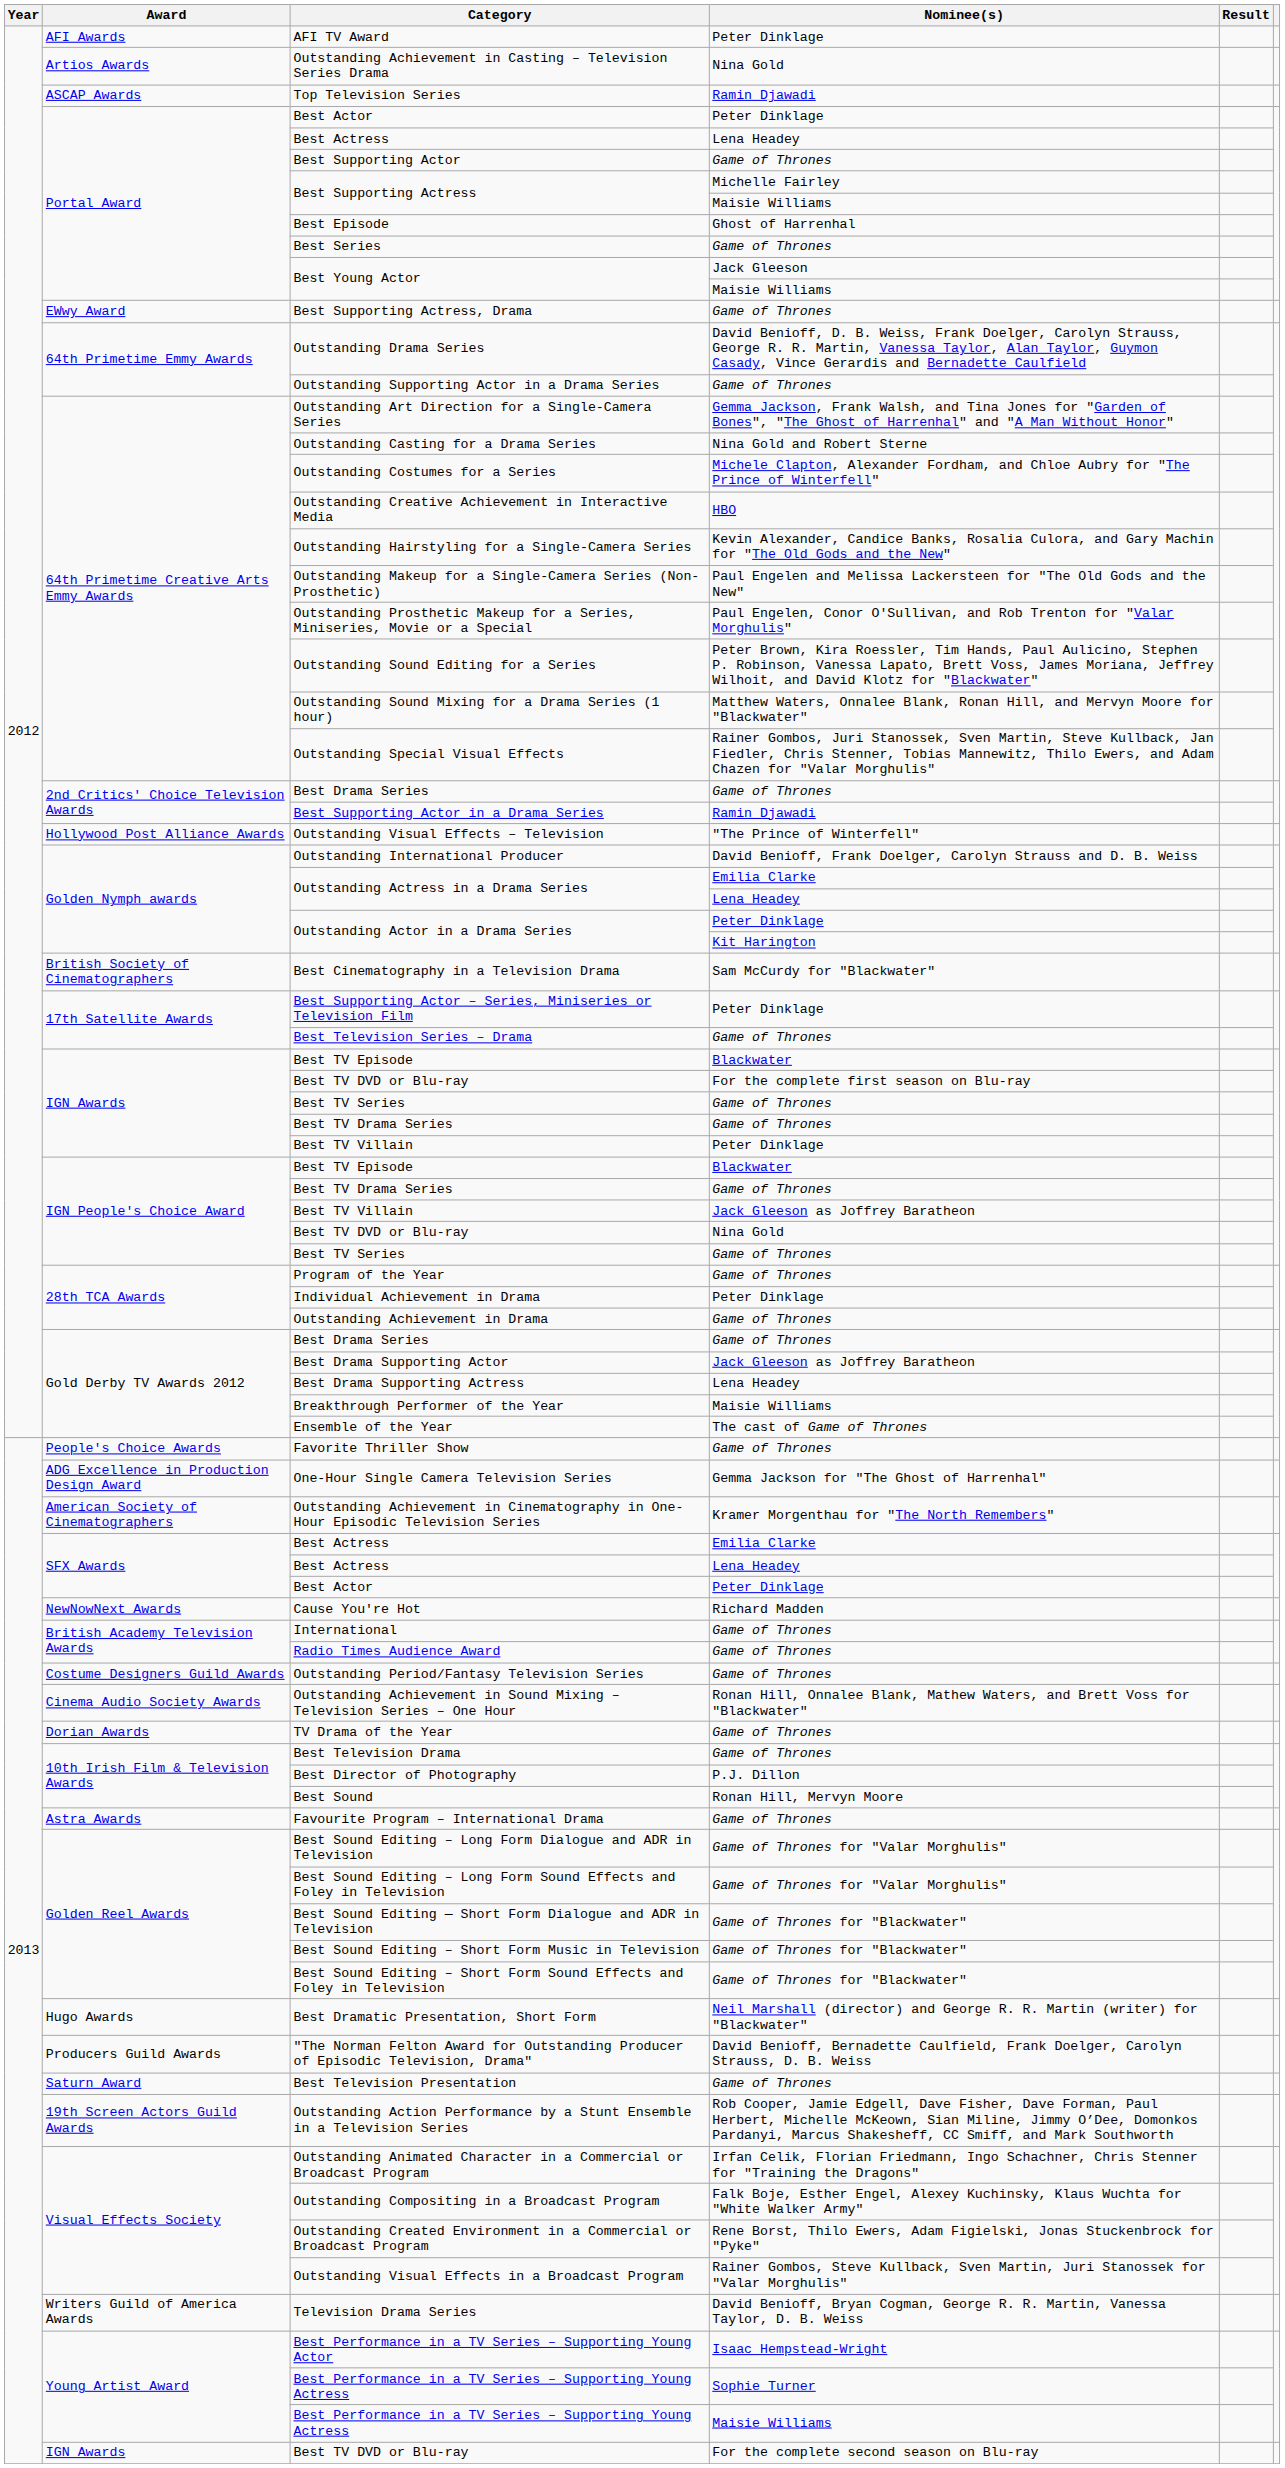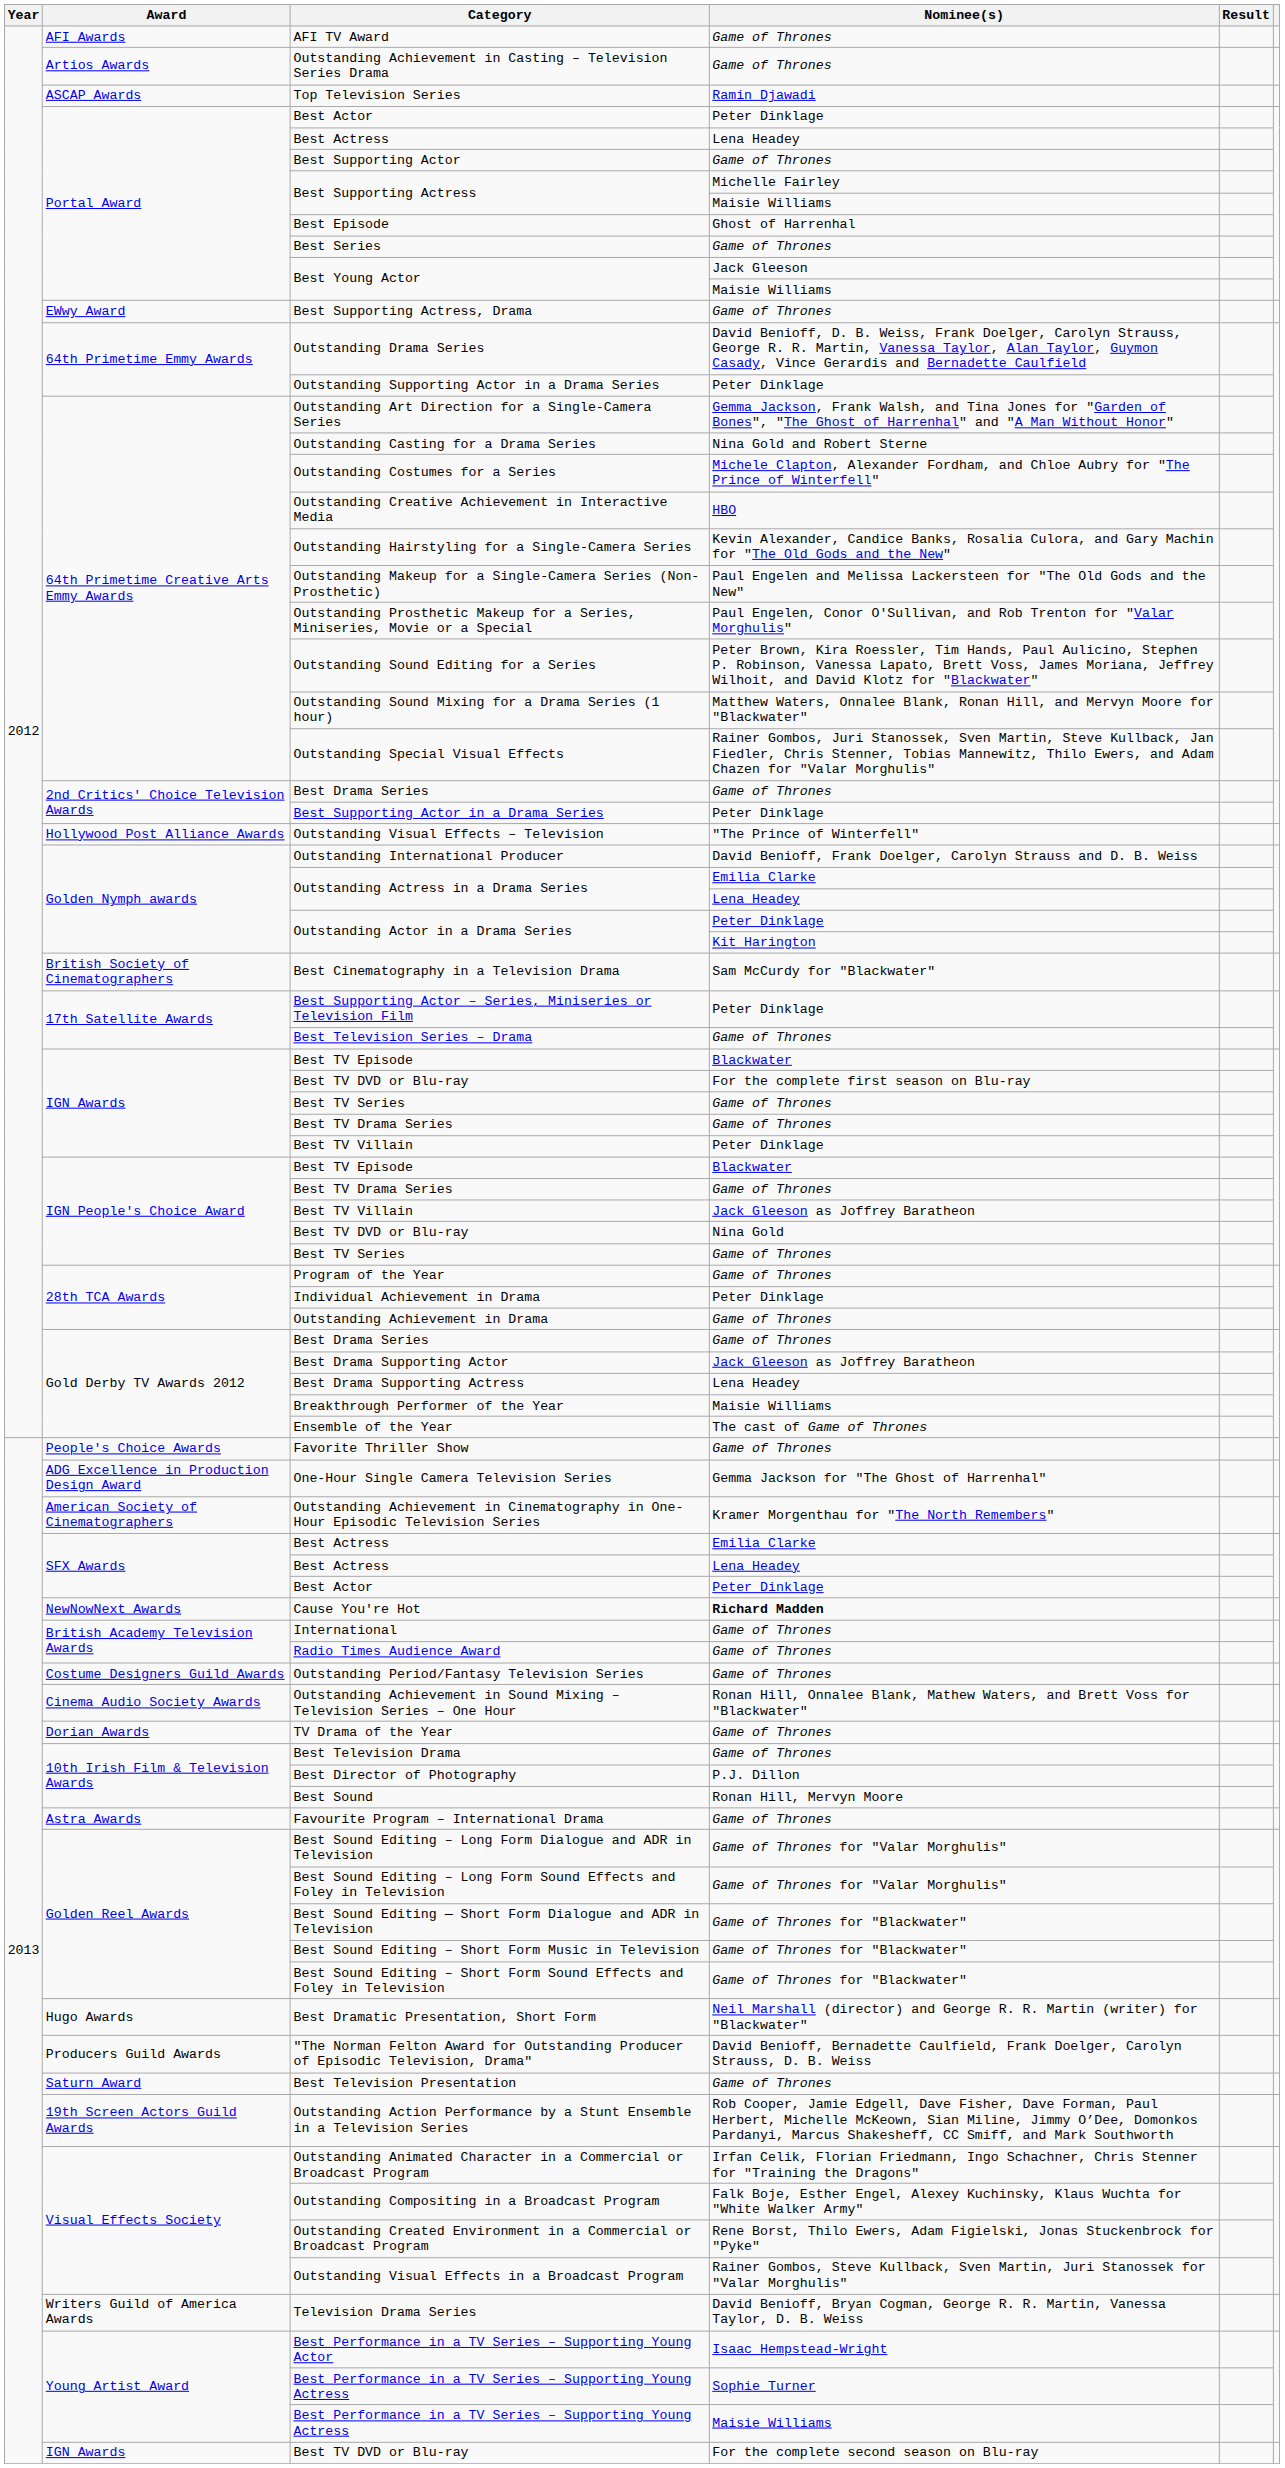(768, 37) Peter Dinklage -> (772, 37) Game of Thrones
(748, 66) Nina Gold -> (772, 66) Game of Thrones
(772, 385) Game of Thrones -> (768, 385) Peter Dinklage
(764, 813) Ramin Djawadi -> (768, 813) Peter Dinklage
(768, 1609) normal -> (768, 1609) bold
